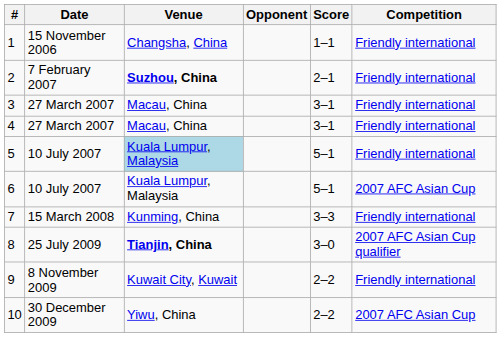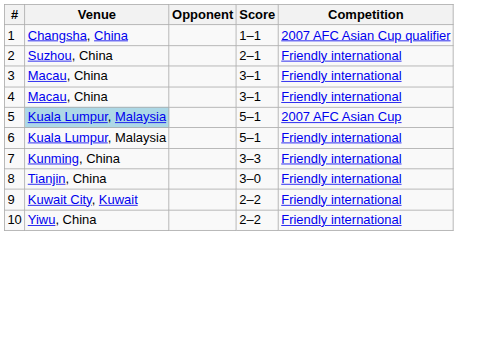- column: (74, 14)
(415, 42) Friendly international -> (366, 35) 2007 AFC Asian Cup qualifier
(172, 77) bold -> (70, 55) normal
(415, 153) Friendly international -> (341, 117) 2007 AFC Asian Cup
(415, 189) 2007 AFC Asian Cup -> (341, 138) Friendly international
(169, 244) bold -> (67, 179) normal
(415, 244) 2007 AFC Asian Cup qualifier -> (341, 179) Friendly international
(415, 315) 2007 AFC Asian Cup -> (341, 220) Friendly international
